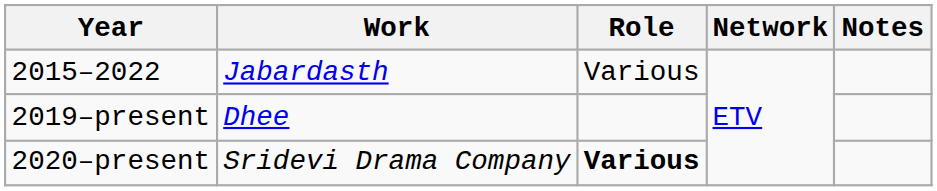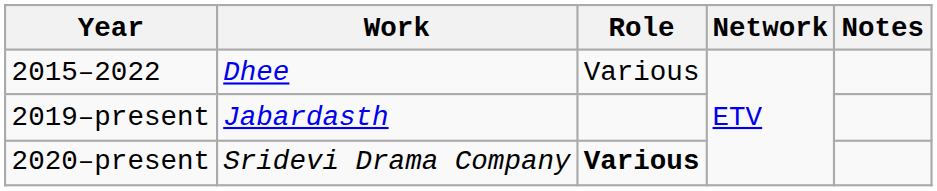(306, 72) Jabardasth -> (256, 72) Dhee
(256, 117) Dhee -> (306, 117) Jabardasth
